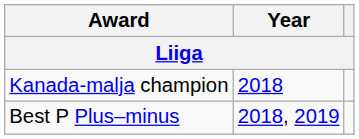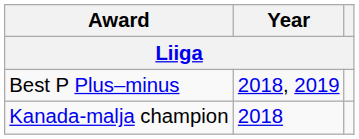rows swapped: (94, 117) <-> (119, 85)
